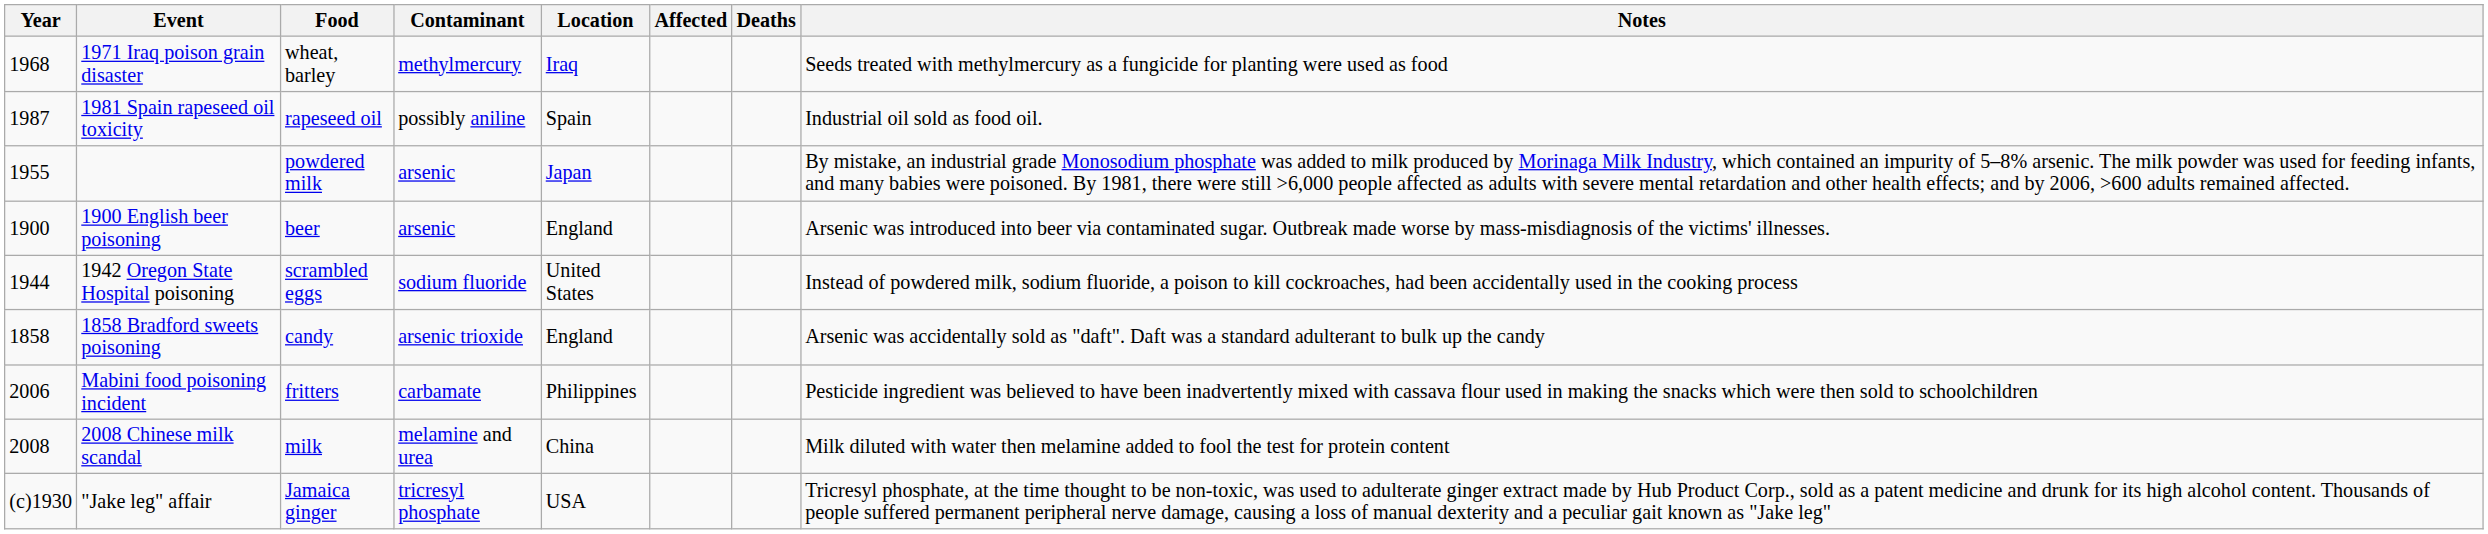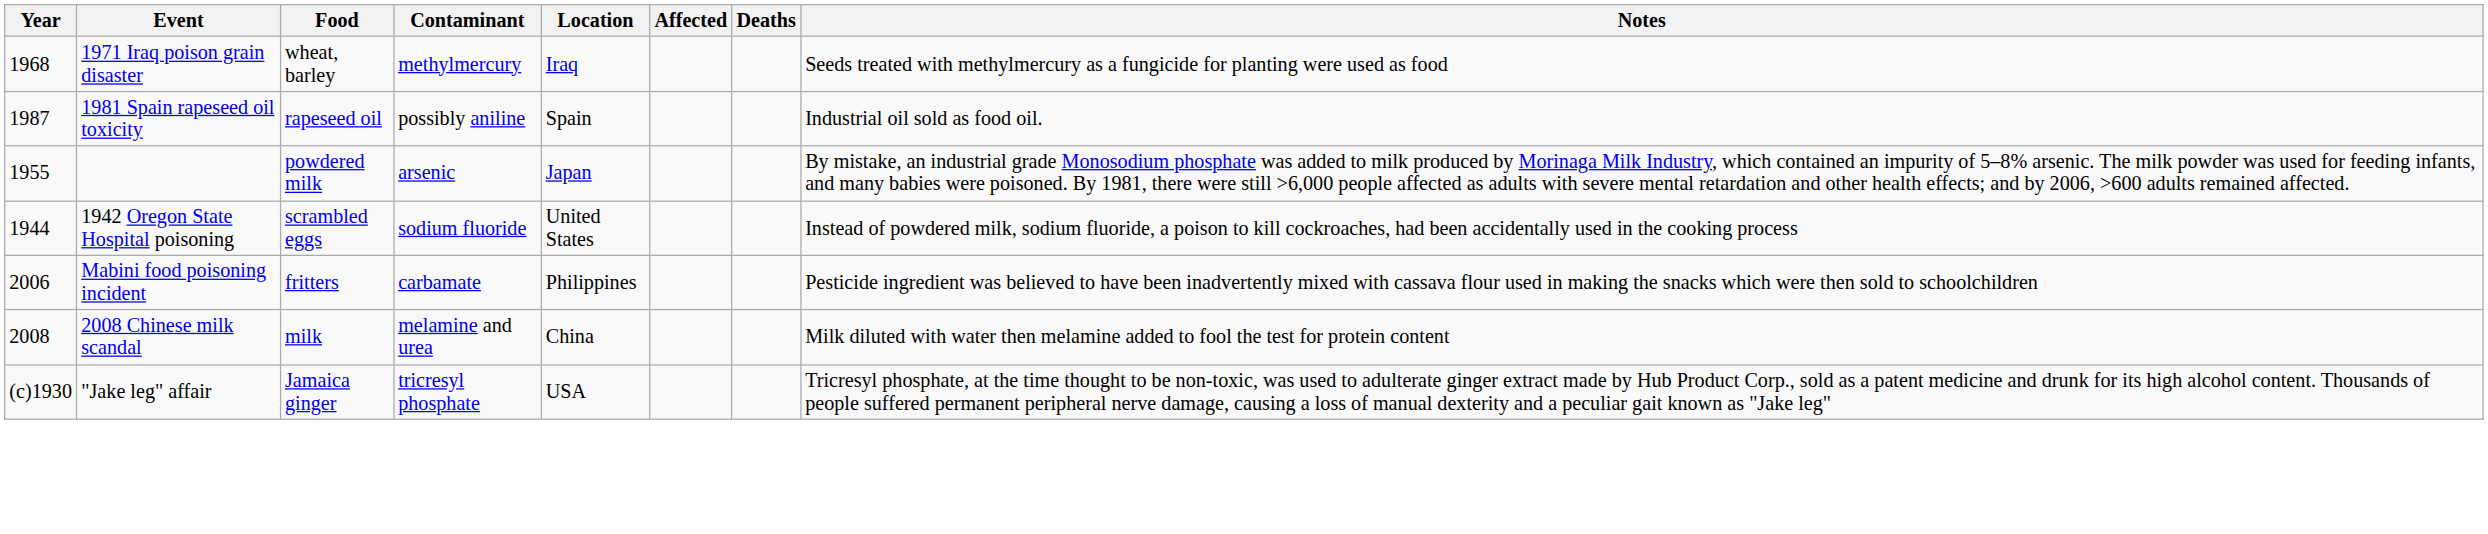- row: (155, 227)
- row: (170, 337)
